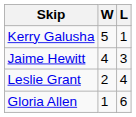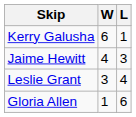(105, 36) 5 -> (105, 36) 6
(105, 79) 2 -> (105, 79) 3
